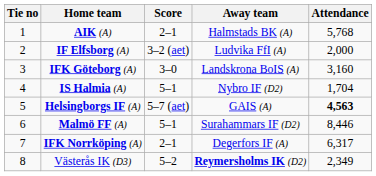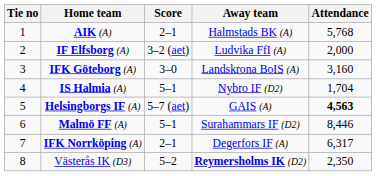(340, 161) 2,349 -> (340, 161) 2,350
